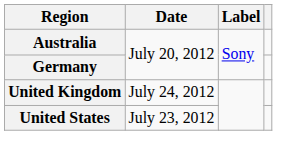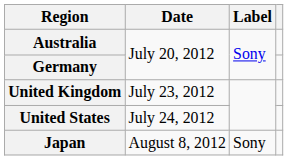(171, 92) July 24, 2012 -> (171, 92) July 23, 2012
(171, 117) July 23, 2012 -> (171, 117) July 24, 2012
+ row: (65, 142)
